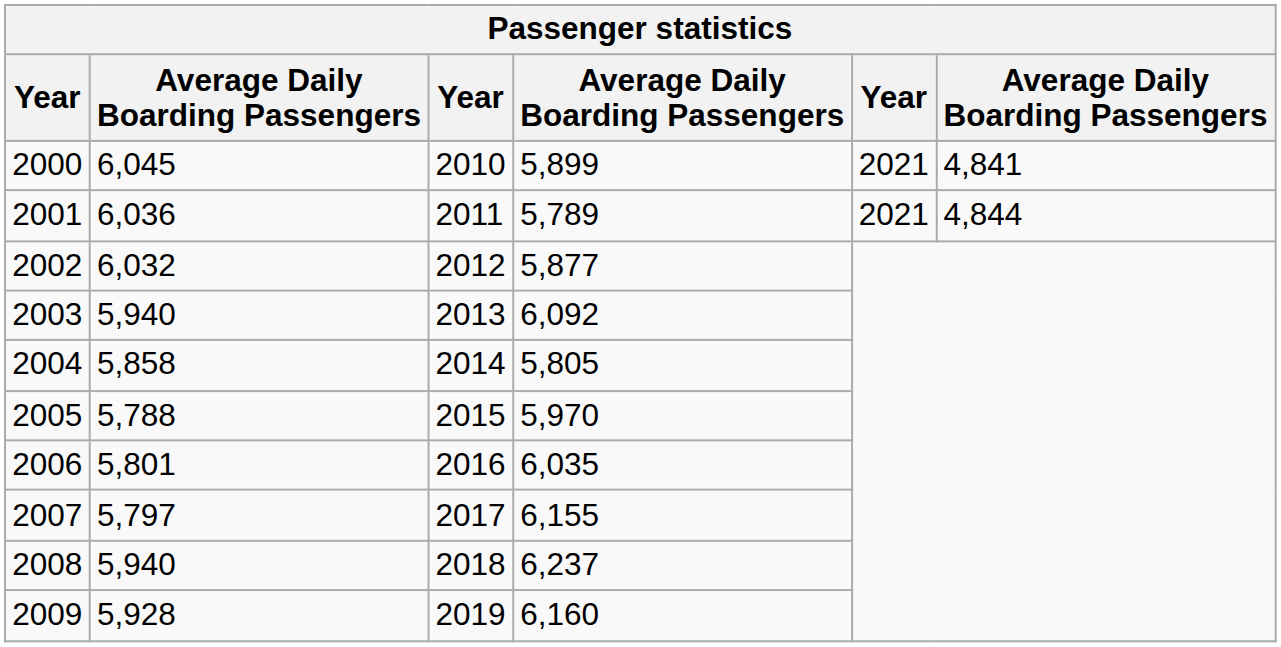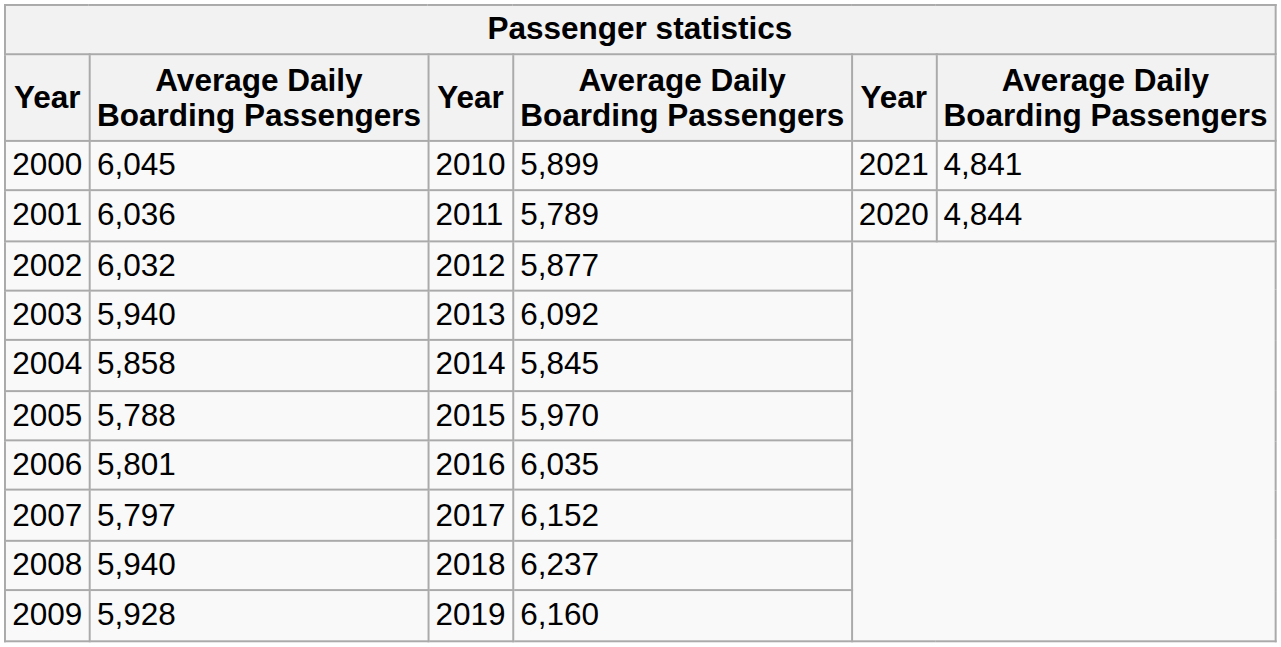(894, 214) 2021 -> (894, 214) 2020
(560, 364) 5,805 -> (560, 364) 5,845
(560, 514) 6,155 -> (560, 514) 6,152
